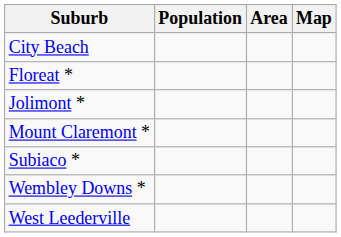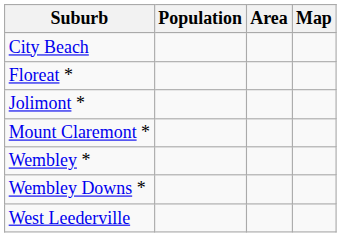- row: (44, 160)
+ row: (50, 160)
